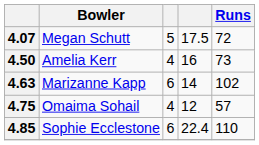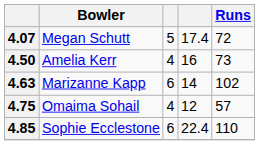(195, 38) 17.5 -> (195, 38) 17.4
